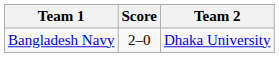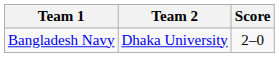columns swapped: (139, 16) <-> (217, 16)
